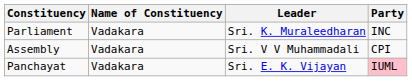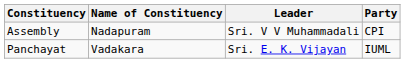- row: (40, 31)
(117, 49) Vadakara -> (121, 31) Nadapuram
(384, 67) pink background -> (378, 49) no background
